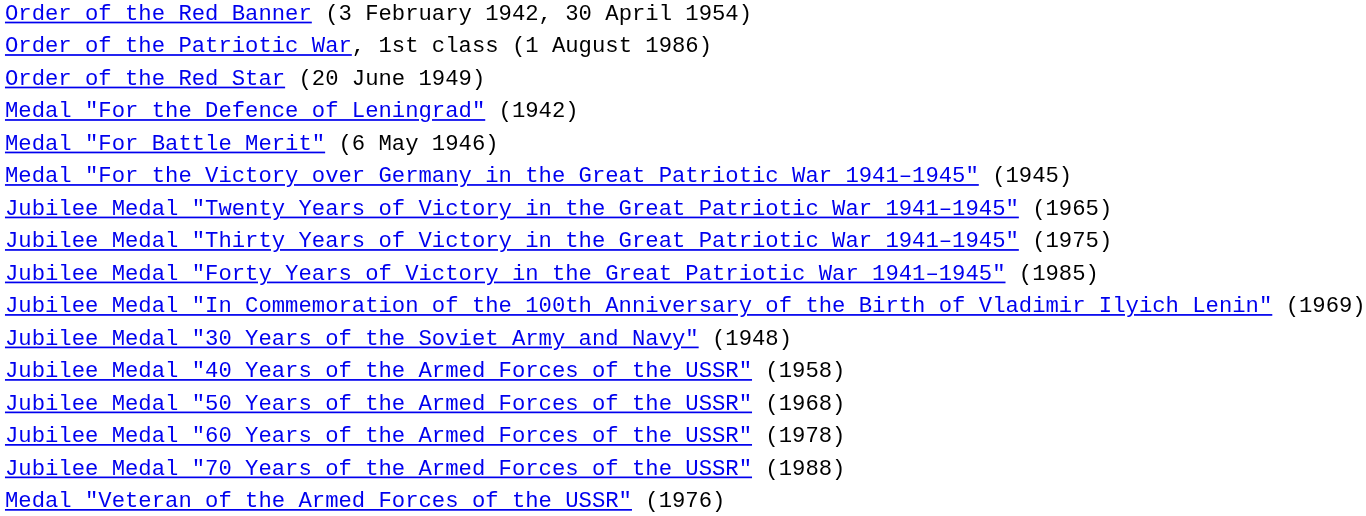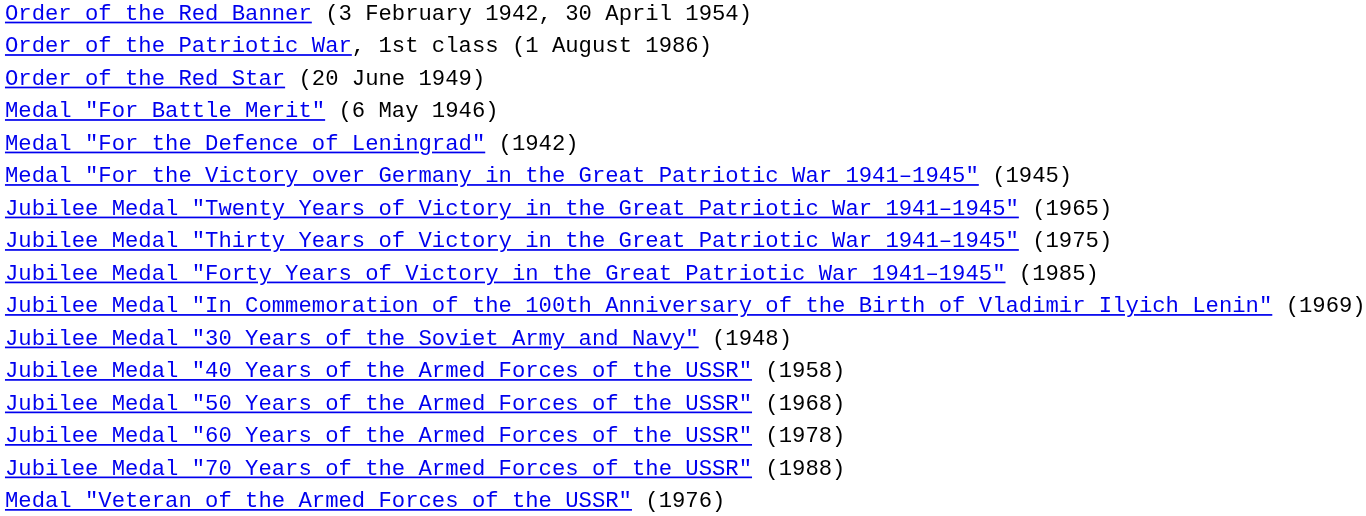rows swapped: (252, 144) <-> (292, 111)
